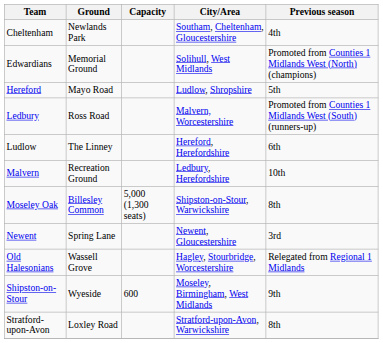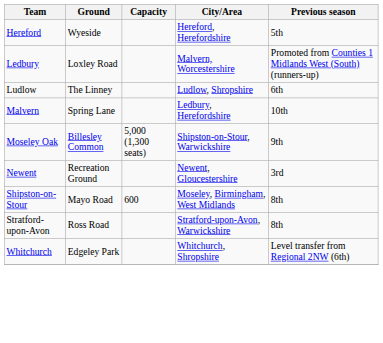- row: (30, 32)
- row: (29, 64)
(91, 90) Mayo Road -> (84, 32) Wyeside
(214, 90) Ludlow, Shropshire -> (204, 32) Hereford, Herefordshire
(89, 116) Ross Road -> (93, 64) Loxley Road
(203, 147) Hereford, Herefordshire -> (215, 90) Ludlow, Shropshire
(89, 173) Recreation Ground -> (91, 110) Spring Lane
(274, 205) 8th -> (277, 142) 9th
(92, 236) Spring Lane -> (89, 173) Recreation Ground
- row: (30, 262)
(85, 293) Wyeside -> (90, 199) Mayo Road
(274, 293) 9th -> (277, 199) 8th
(93, 325) Loxley Road -> (88, 225) Ross Road
+ row: (29, 251)
